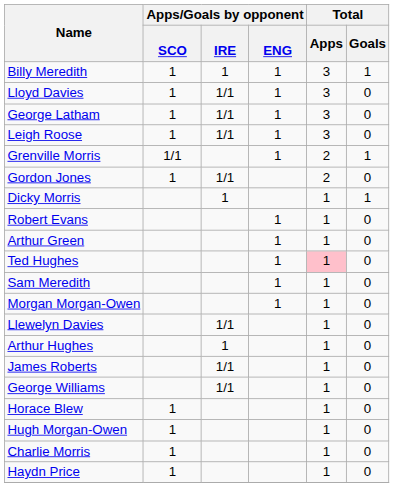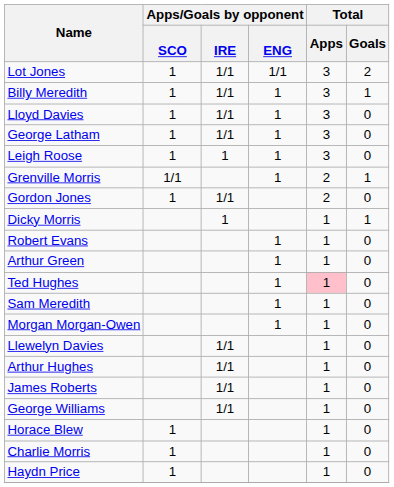+ row: (36, 72)
(225, 72) 1 -> (225, 93) 1/1
(225, 135) 1/1 -> (225, 156) 1
(225, 345) 1 -> (225, 366) 1/1
- row: (67, 430)
